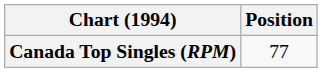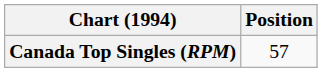(279, 51) 77 -> (279, 51) 57
